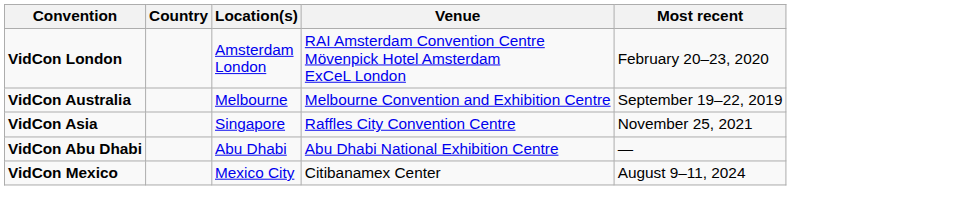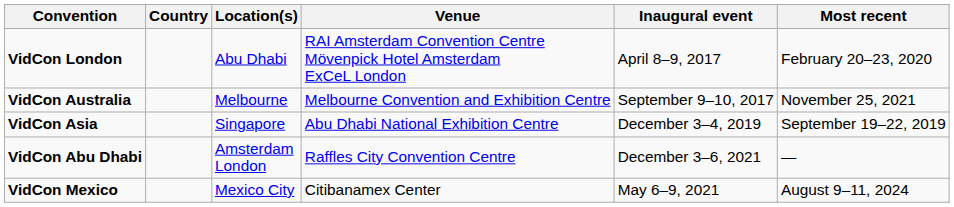+ column: (696, 16)
(254, 58) Amsterdam London -> (251, 58) Abu Dhabi
(700, 99) September 19–22, 2019 -> (848, 99) November 25, 2021
(410, 124) Raffles City Convention Centre -> (432, 124) Abu Dhabi National Exhibition Centre
(685, 124) November 25, 2021 -> (863, 124) September 19–22, 2019
(251, 148) Abu Dhabi -> (254, 157) Amsterdam London
(432, 148) Abu Dhabi National Exhibition Centre -> (410, 157) Raffles City Convention Centre
